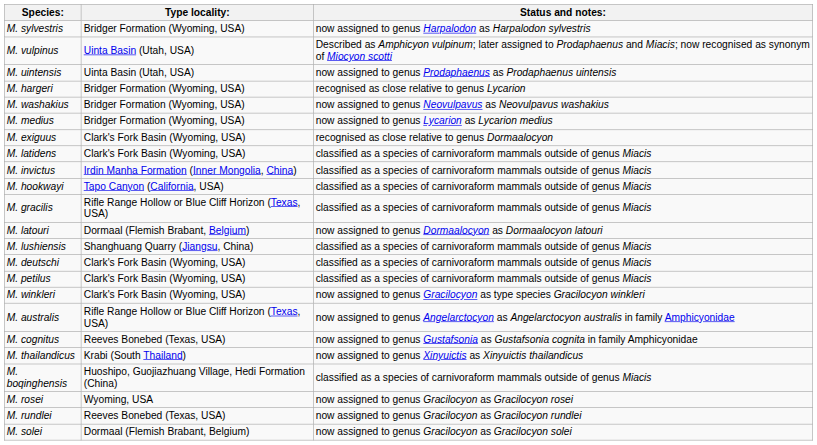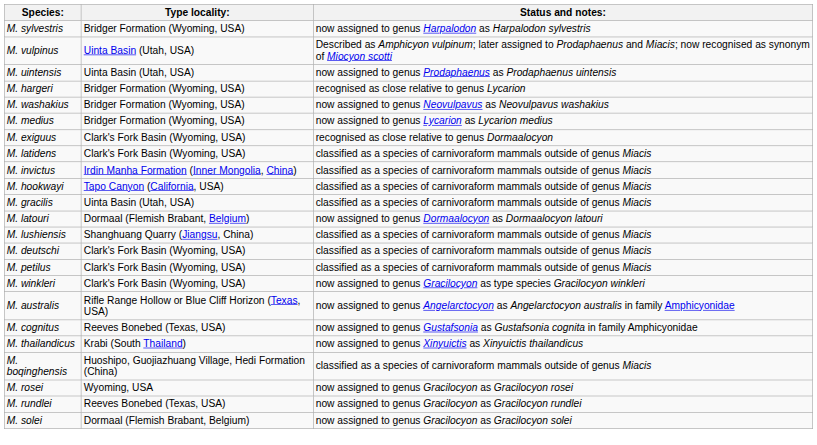(192, 208) Rifle Range Hollow or Blue Cliff Horizon (Texas, USA) -> (139, 202) Uinta Basin (Utah, USA)
